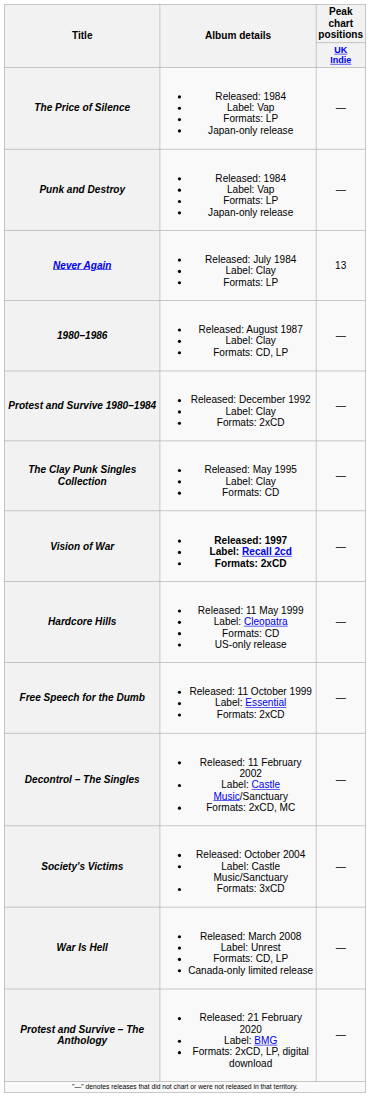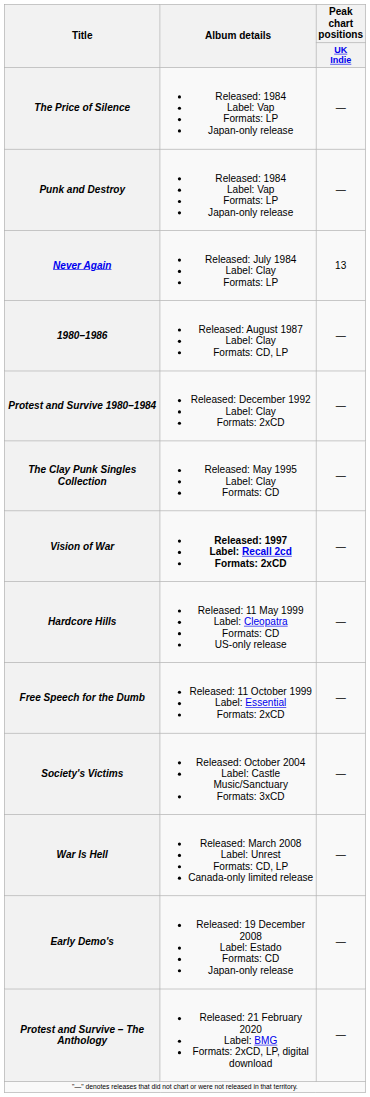- row: (82, 779)
+ row: (82, 942)
